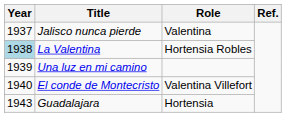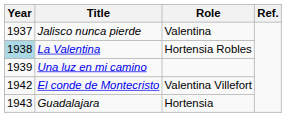(20, 85) 1940 -> (20, 85) 1942
